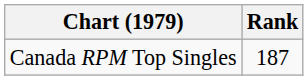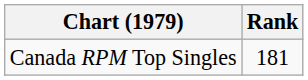(273, 57) 187 -> (273, 57) 181
